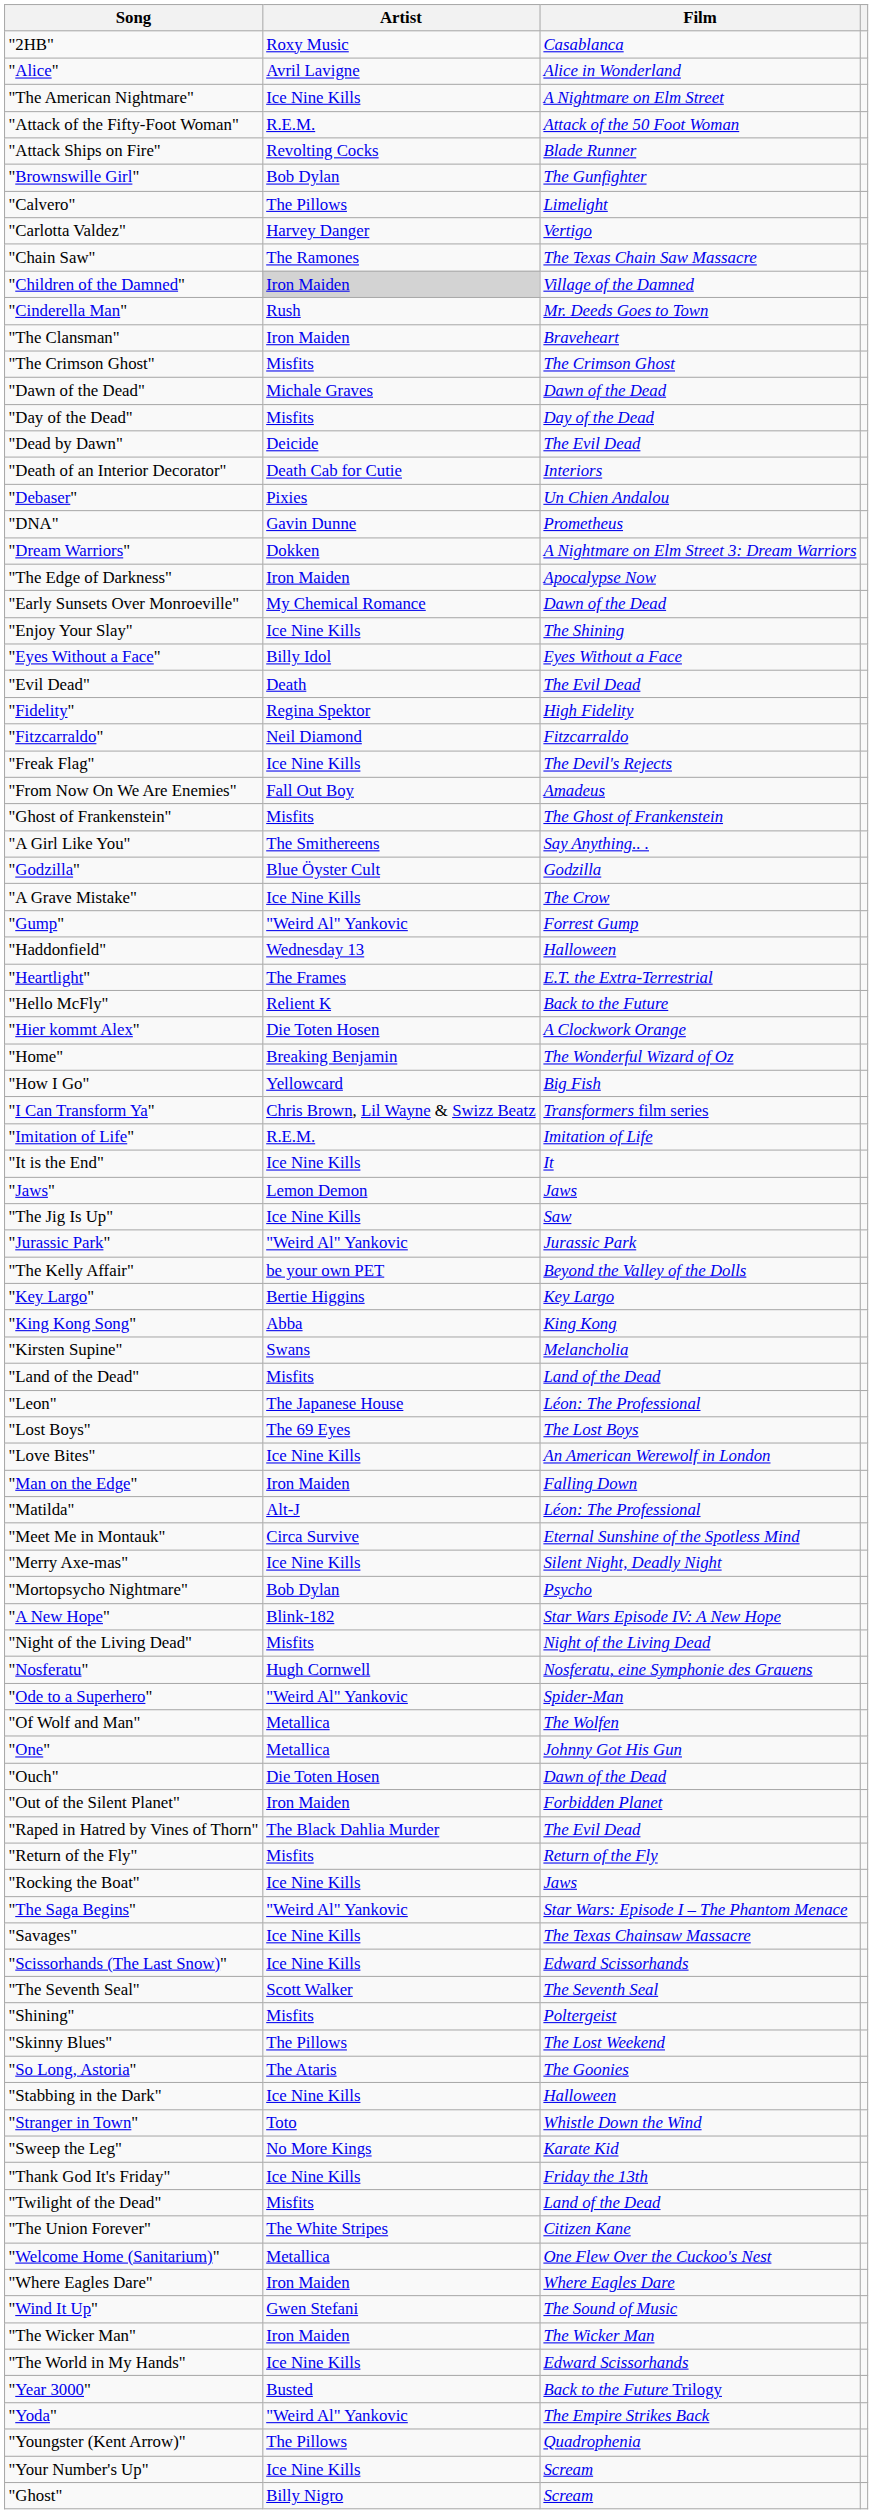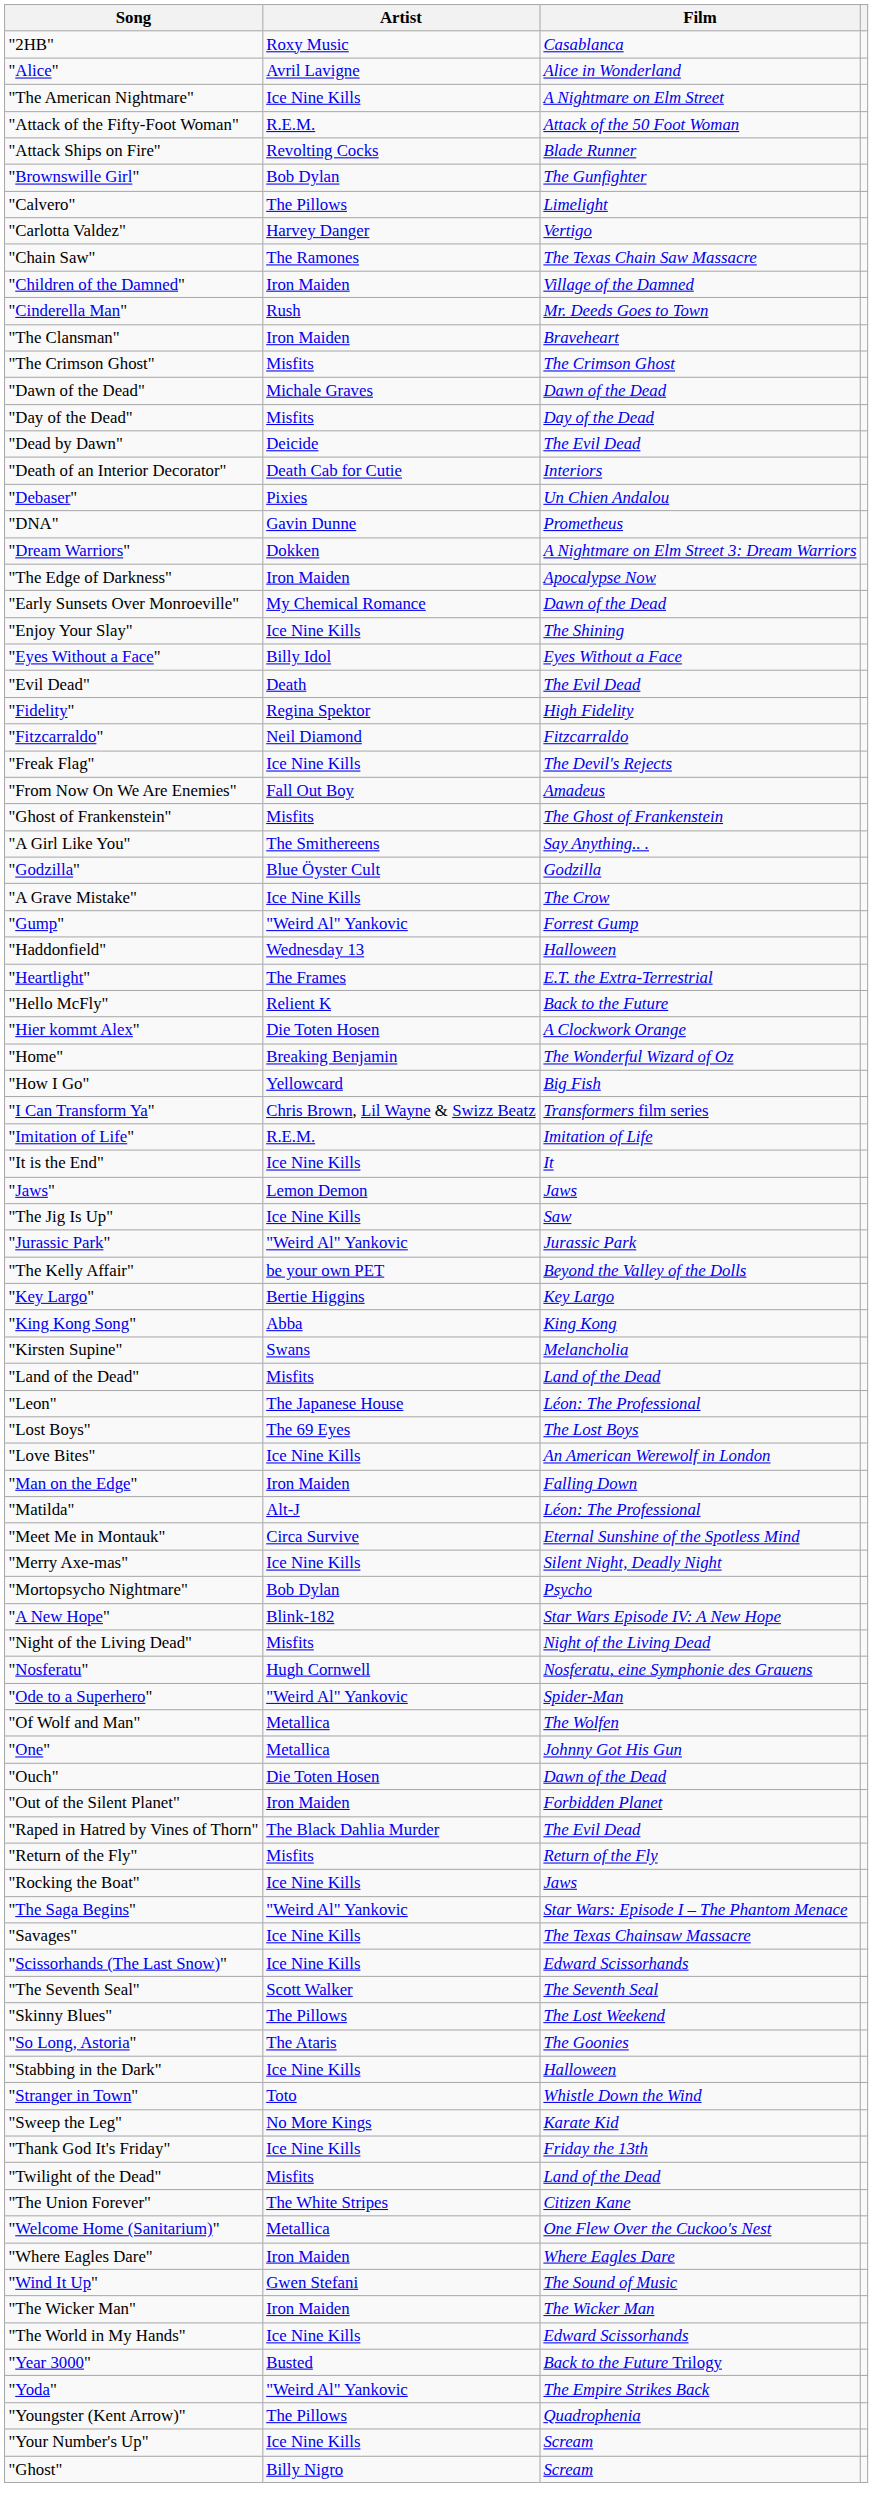(308, 284) lightgrey background -> (308, 284) no background
- row: (41, 2016)
